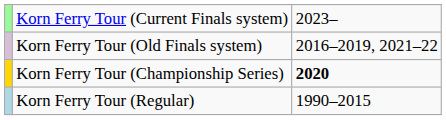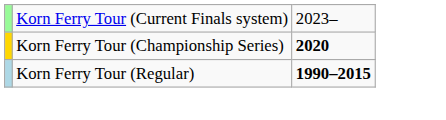- row: (139, 46)
(333, 101) normal -> (333, 73) bold
